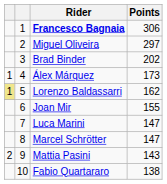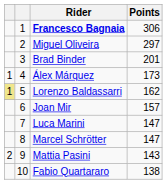(152, 60) 202 -> (152, 60) 201
(152, 108) 155 -> (152, 108) 157
